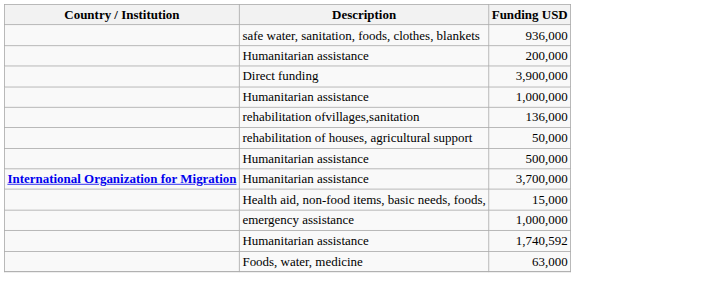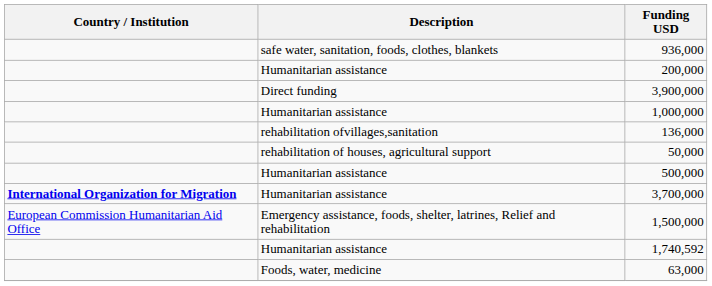- row: (364, 199)
+ row: (408, 221)
- row: (298, 220)
